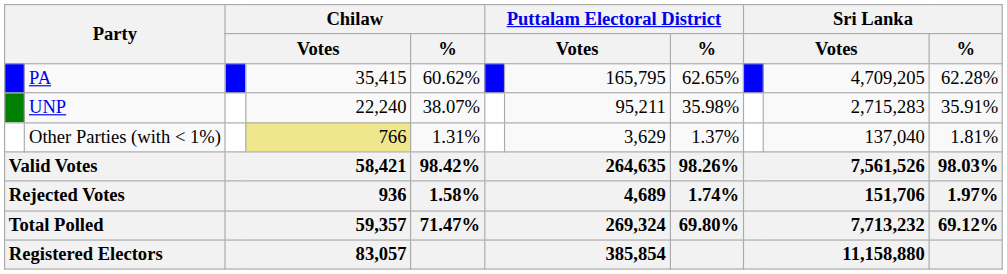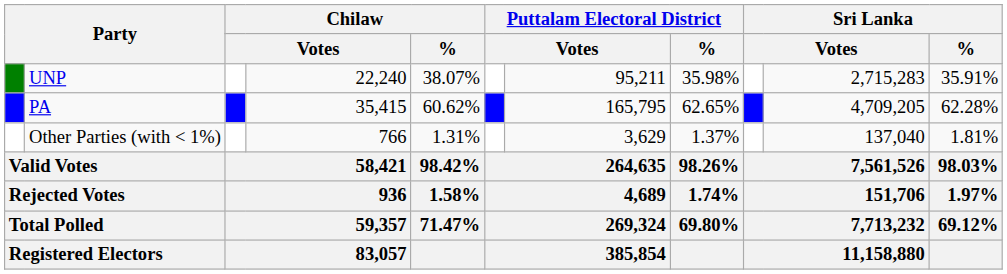rows swapped: (40, 78) <-> (48, 107)
(393, 136) khaki background -> (393, 136) no background
